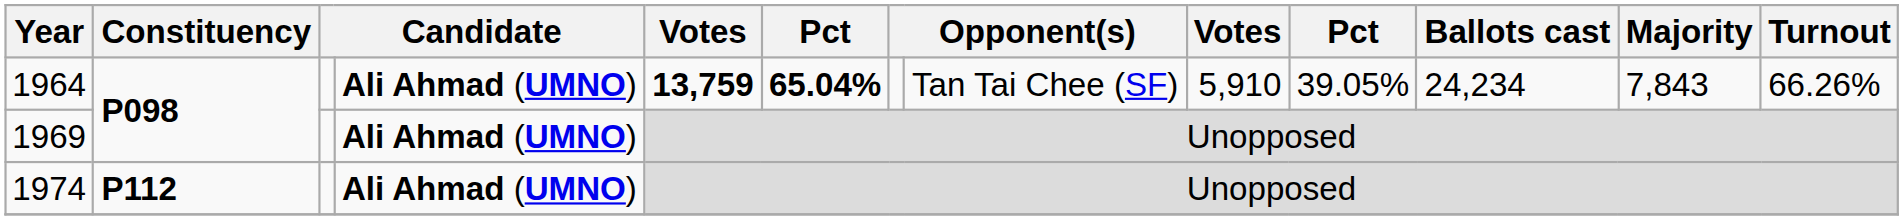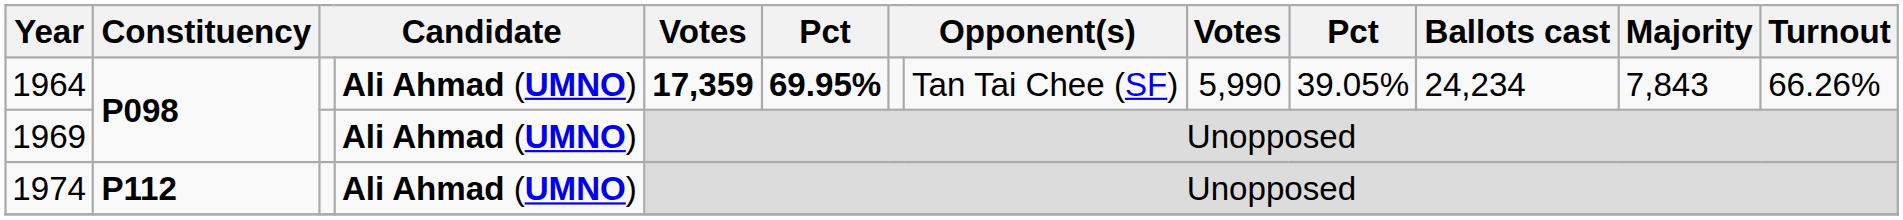(703, 84) 13,759 -> (703, 84) 17,359
(825, 84) 65.04% -> (825, 84) 69.95%
(1240, 84) 5,910 -> (1240, 84) 5,990
